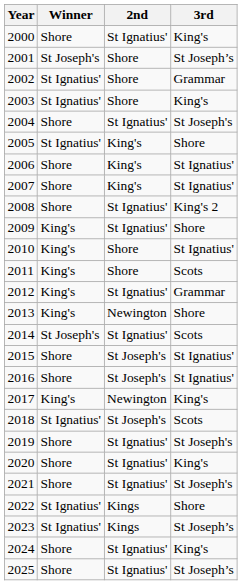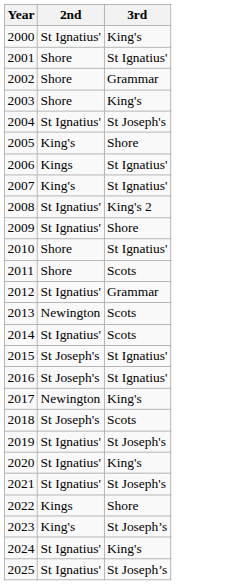- column: (71, 15)
(204, 57) St Joseph’s -> (137, 57) St Ignatius'
(124, 164) King's -> (57, 164) Kings
(189, 313) Shore -> (122, 313) Scots
(123, 526) Kings -> (58, 526) King's
